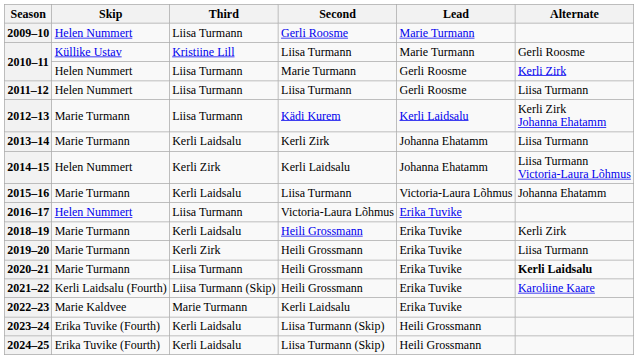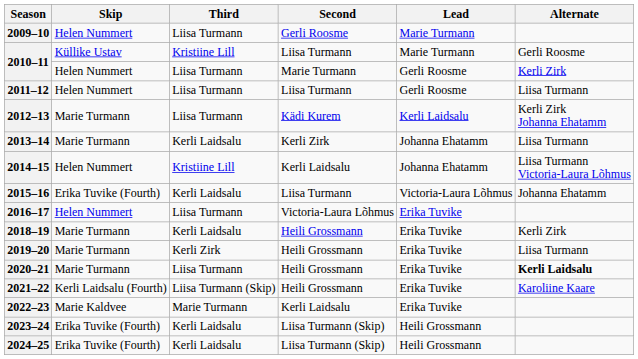(196, 167) Kerli Zirk -> (203, 167) Kristiine Lill
(92, 193) Marie Turmann -> (107, 193) Erika Tuvike (Fourth)
